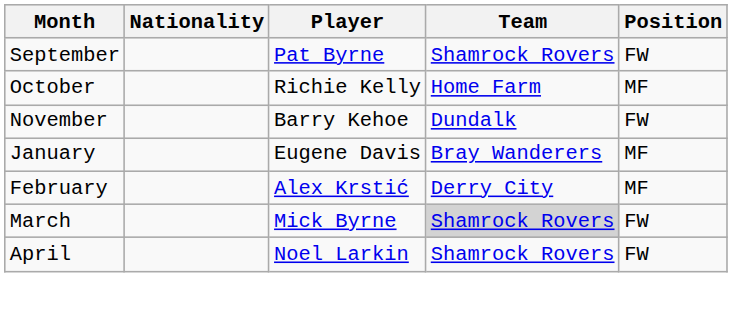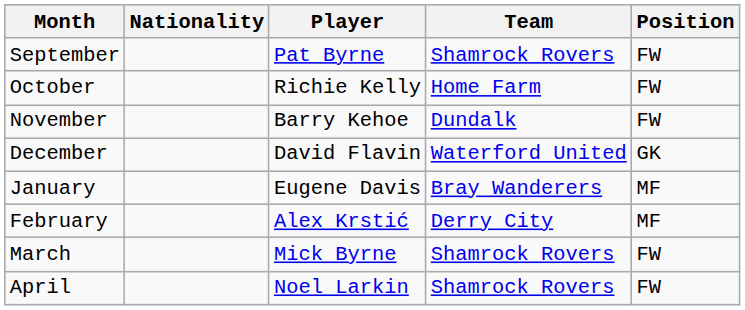(636, 88) MF -> (649, 88) FW
+ row: (59, 154)
(523, 221) lightgrey background -> (523, 254) no background
